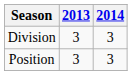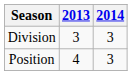(76, 59) 3 -> (76, 59) 4
